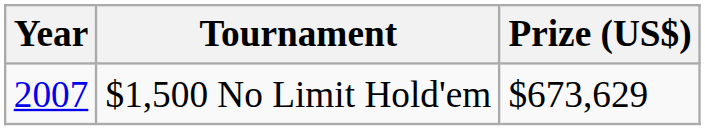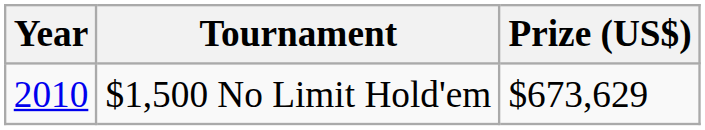(51, 93) 2007 -> (51, 93) 2010
